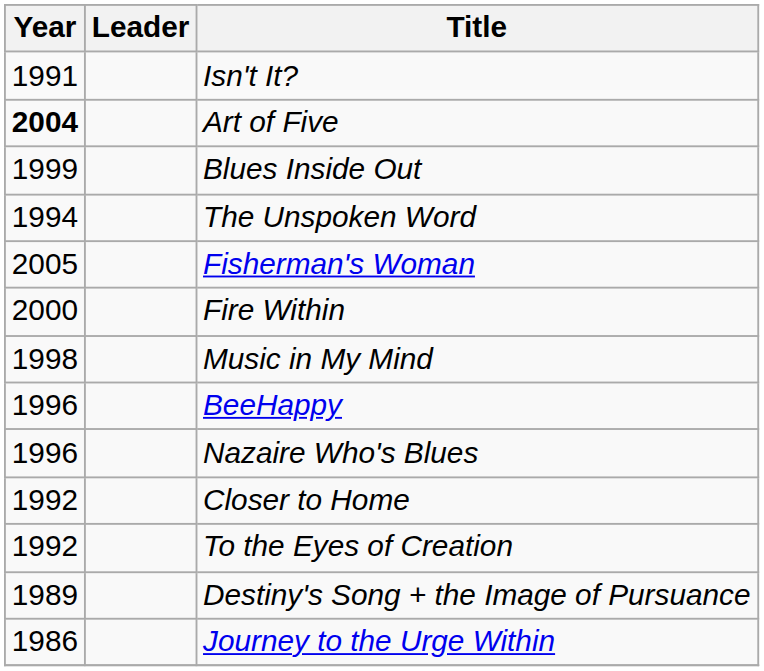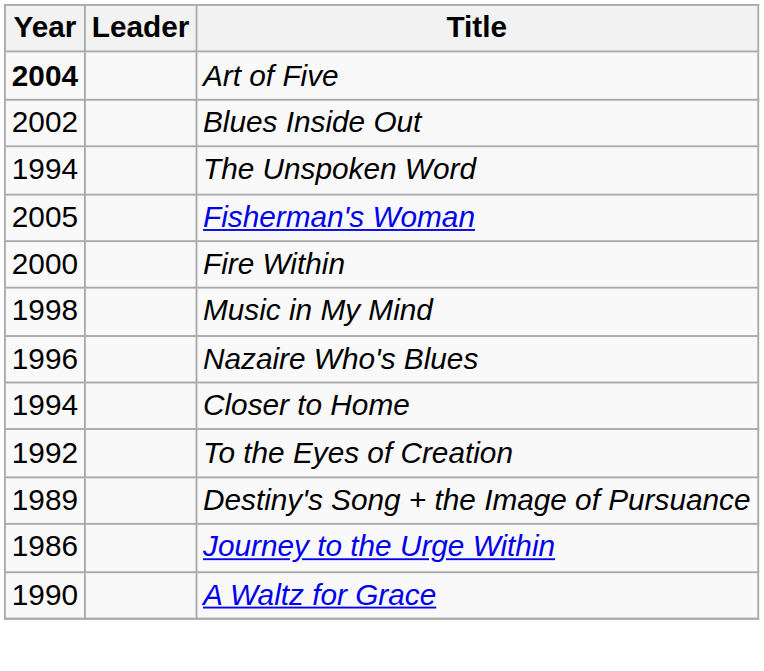- row: (251, 75)
(45, 169) 1999 -> (45, 122) 2002
- row: (273, 405)
(45, 500) 1992 -> (45, 405) 1994
+ row: (320, 594)
